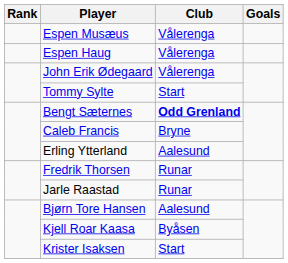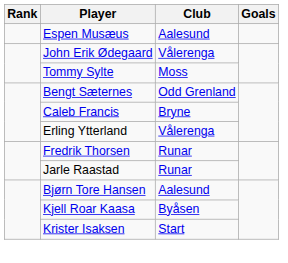(186, 33) Vålerenga -> (184, 33) Aalesund
- row: (77, 53)
(171, 92) Start -> (173, 72) Moss
(199, 111) bold -> (197, 92) normal
(184, 151) Aalesund -> (186, 131) Vålerenga
